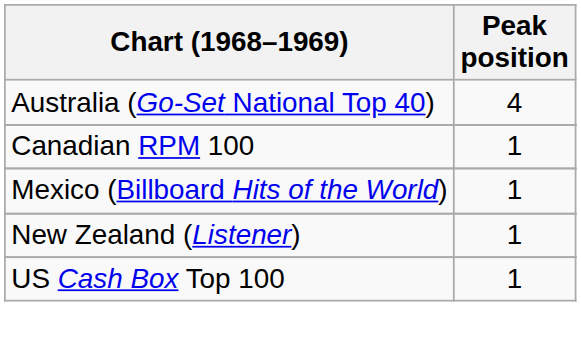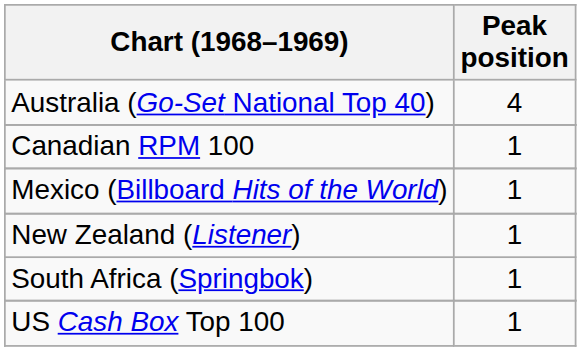+ row: (162, 278)
